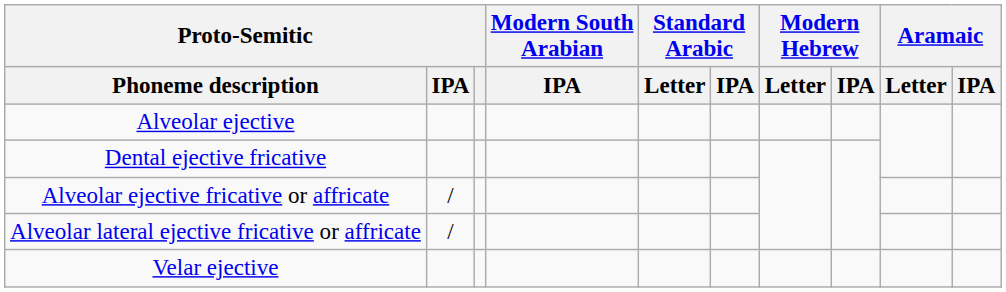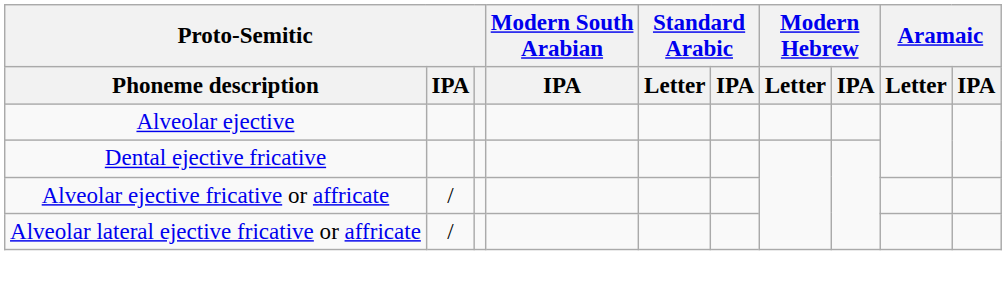- row: (215, 267)
